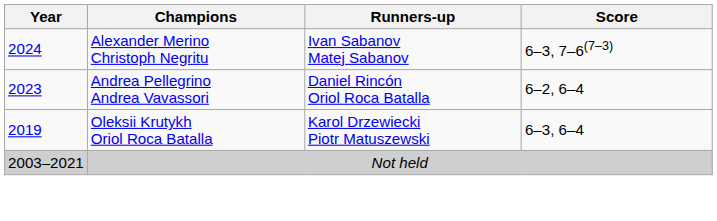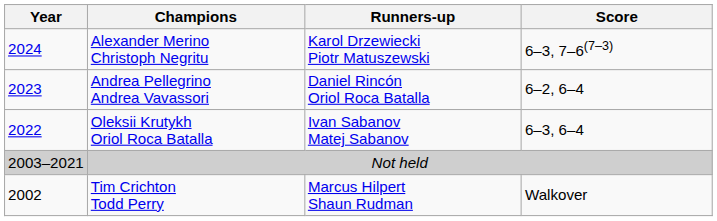(358, 49) Ivan Sabanov Matej Sabanov -> (369, 49) Karol Drzewiecki Piotr Matuszewski
(25, 131) 2019 -> (25, 131) 2022
(369, 131) Karol Drzewiecki Piotr Matuszewski -> (358, 131) Ivan Sabanov Matej Sabanov
+ row: (133, 195)
